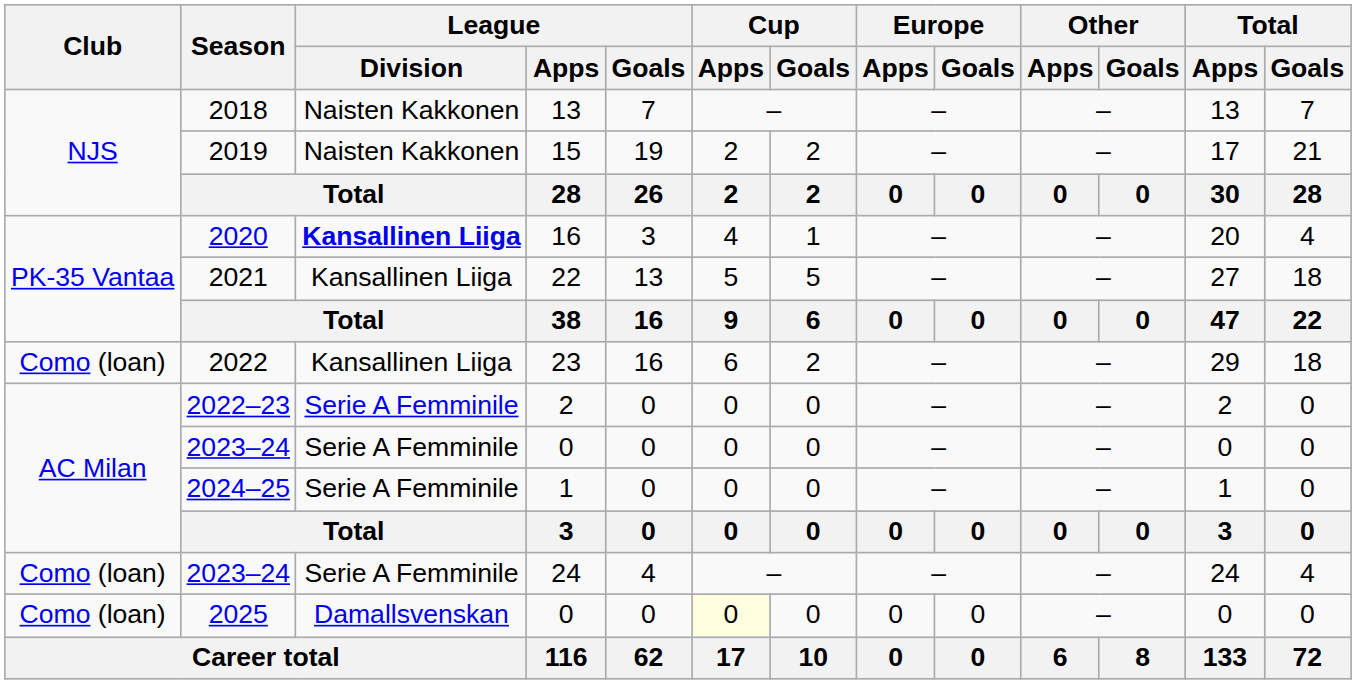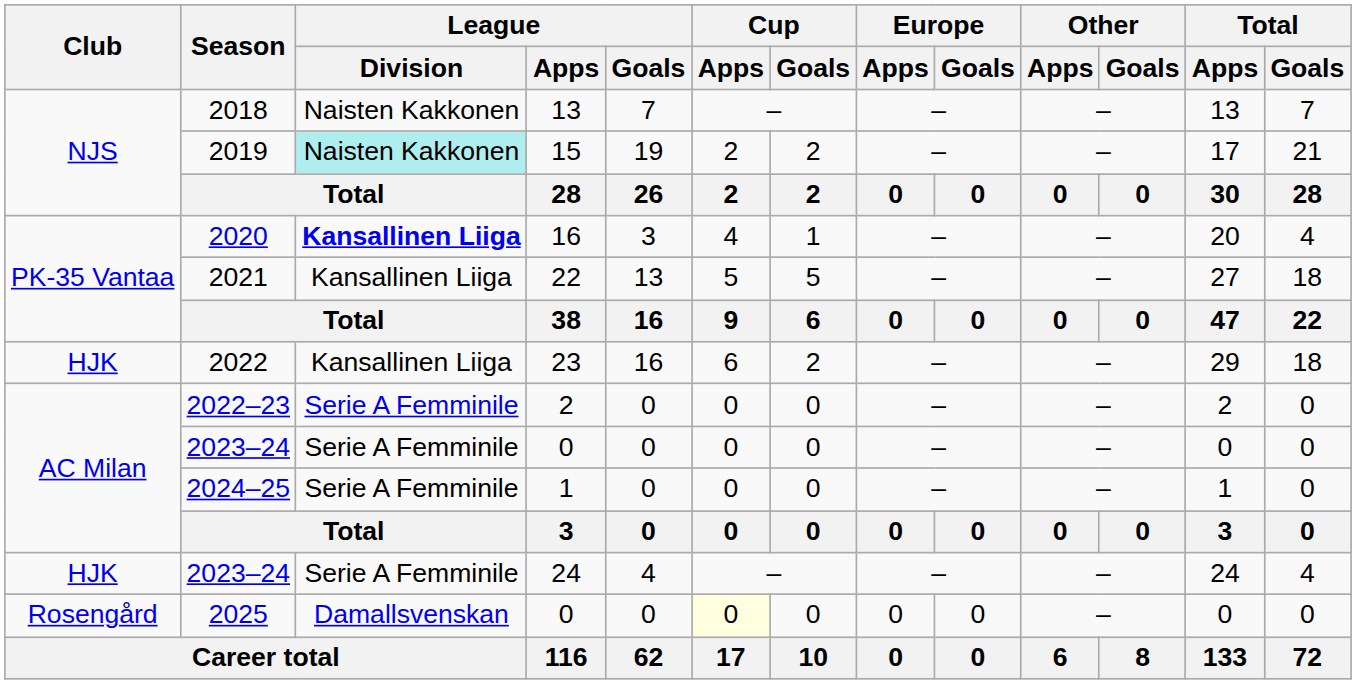(411, 151) no background -> (411, 151) paleturquoise background
(93, 362) Como (loan) -> (93, 362) HJK
(93, 573) Como (loan) -> (93, 573) HJK
(93, 615) Como (loan) -> (93, 615) Rosengård
